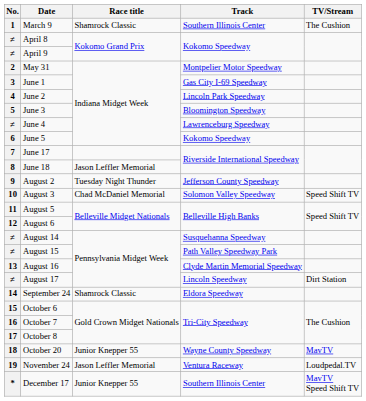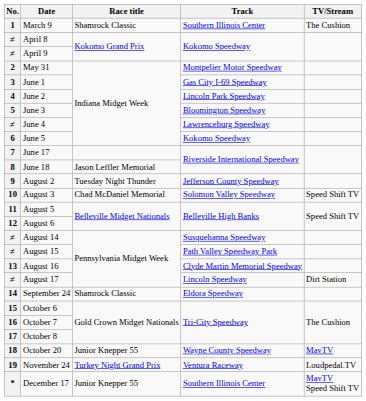(115, 364) Jason Leffler Memorial -> (117, 364) Turkey Night Grand Prix
